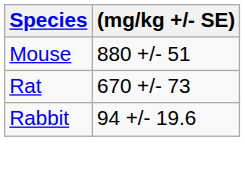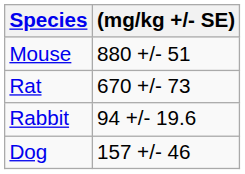+ row: (28, 151)
